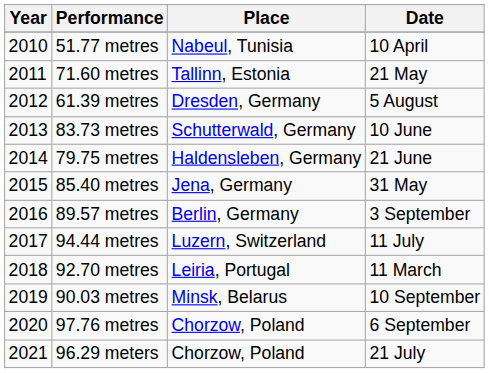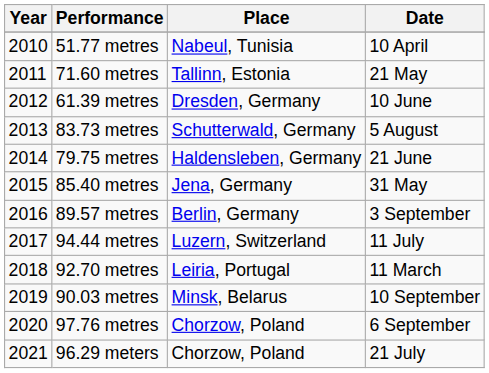(404, 102) 5 August -> (401, 102) 10 June
(401, 130) 10 June -> (404, 130) 5 August
